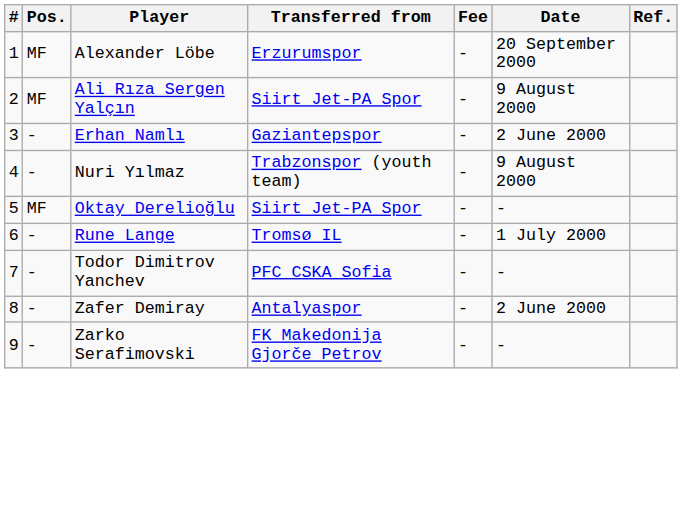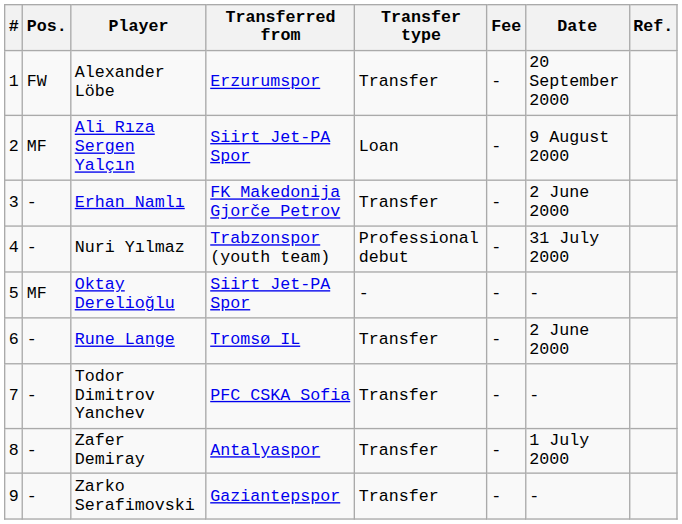+ column: (421, 28)
(37, 55) MF -> (37, 83) FW
(317, 137) Gaziantepspor -> (275, 203) FK Makedonija Gjorče Petrov
(536, 173) 9 August 2000 -> (564, 249) 31 July 2000
(551, 237) 1 July 2000 -> (559, 341) 2 June 2000
(551, 309) 2 June 2000 -> (559, 451) 1 July 2000
(317, 346) FK Makedonija Gjorče Petrov -> (275, 497) Gaziantepspor
